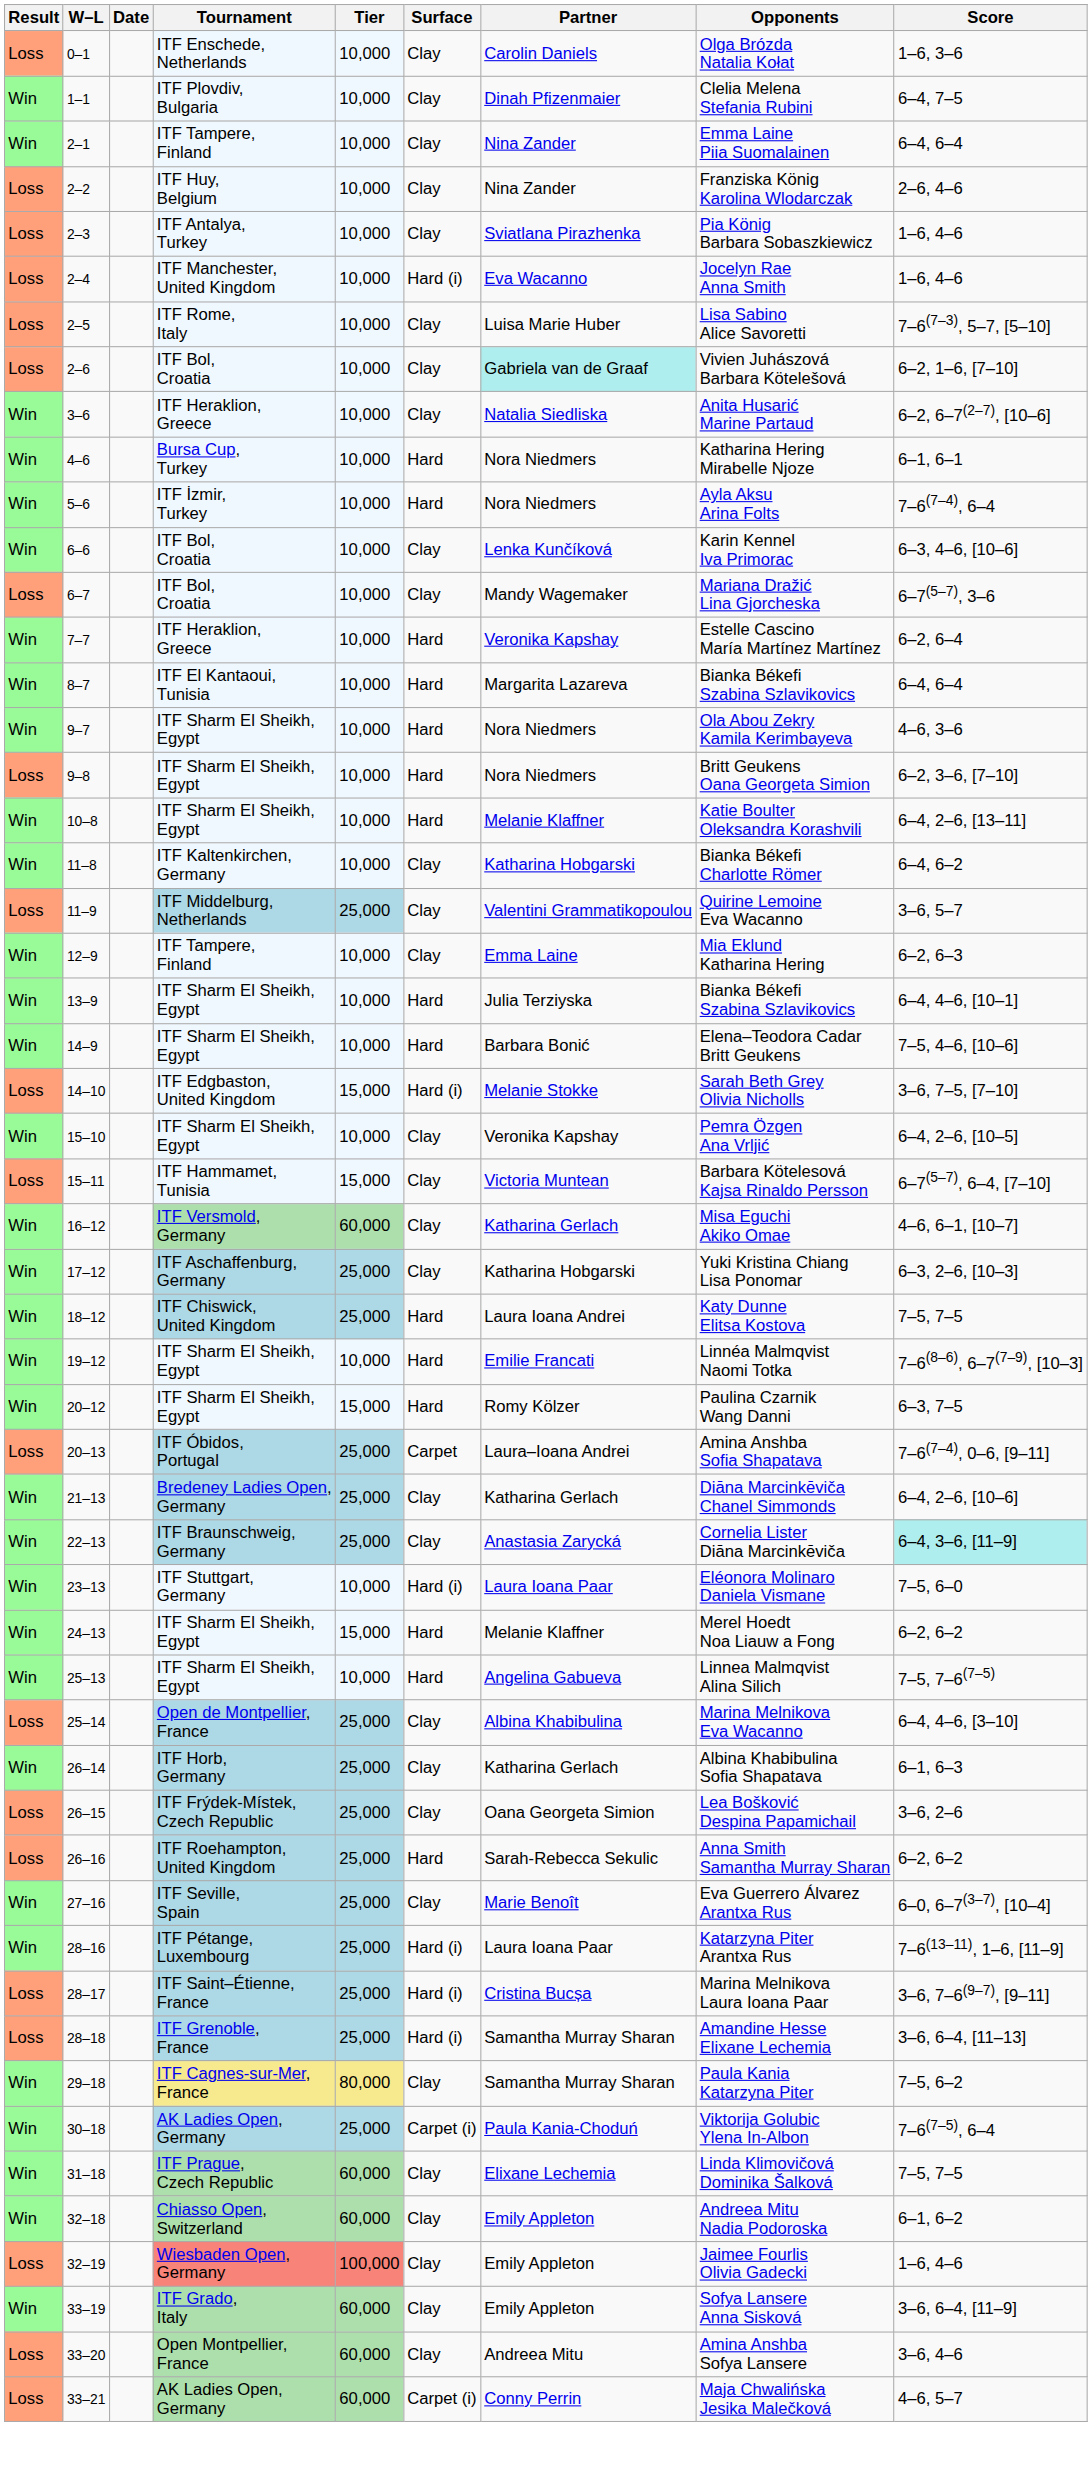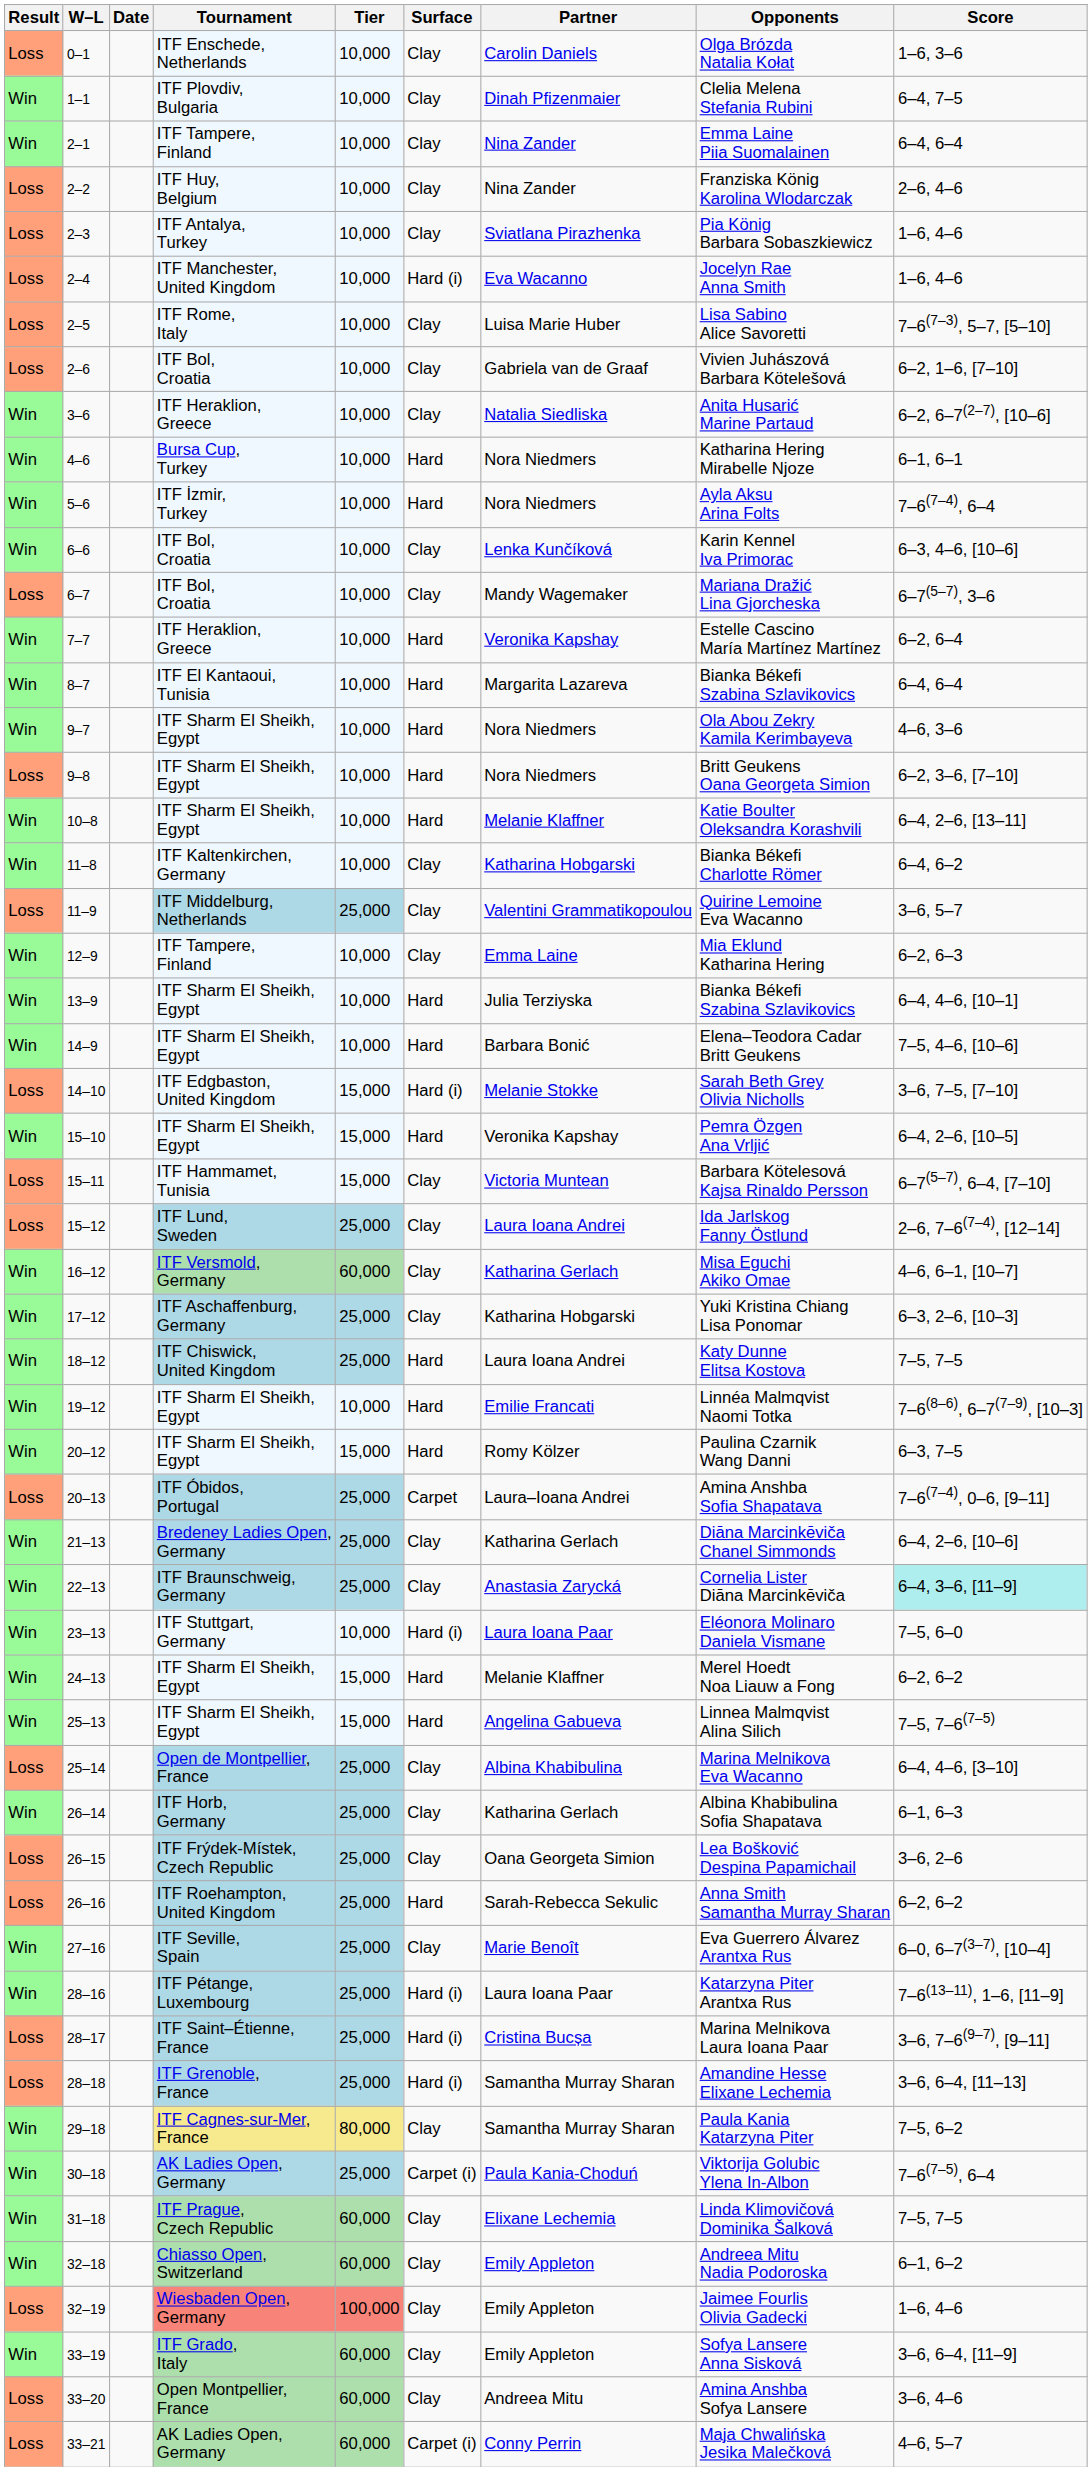(566, 369) paleturquoise background -> (566, 369) no background
(365, 1136) 10,000 -> (365, 1136) 15,000
(424, 1136) Clay -> (425, 1136) Hard
+ row: (86, 1227)
(365, 1677) 10,000 -> (365, 1722) 15,000
